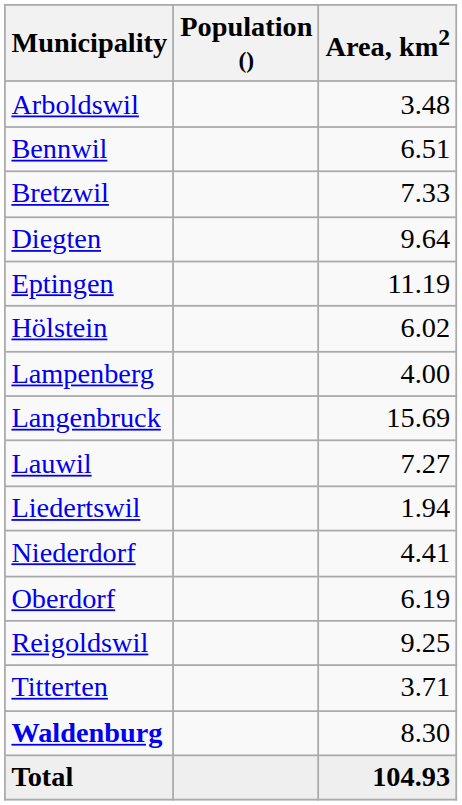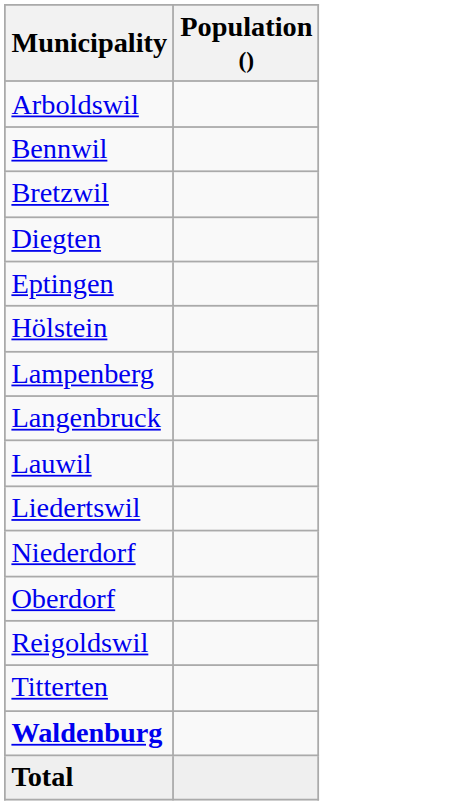- column: (388, 42)
